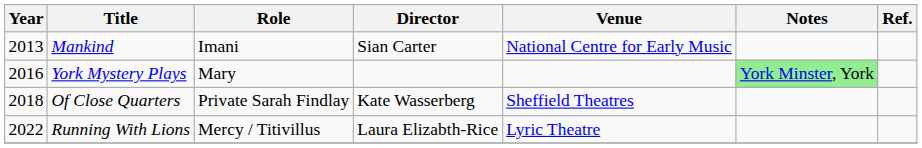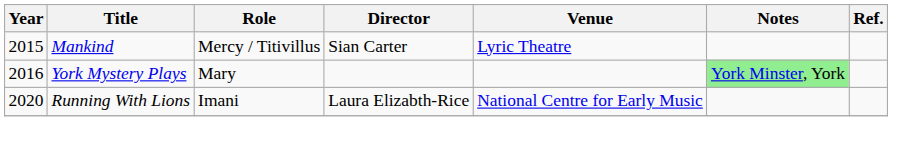(26, 45) 2013 -> (26, 45) 2015
(218, 45) Imani -> (259, 45) Mercy / Titivillus
(619, 45) National Centre for Early Music -> (524, 45) Lyric Theatre
- row: (116, 101)
(26, 128) 2022 -> (26, 101) 2020
(259, 128) Mercy / Titivillus -> (218, 101) Imani
(553, 128) Lyric Theatre -> (590, 101) National Centre for Early Music
